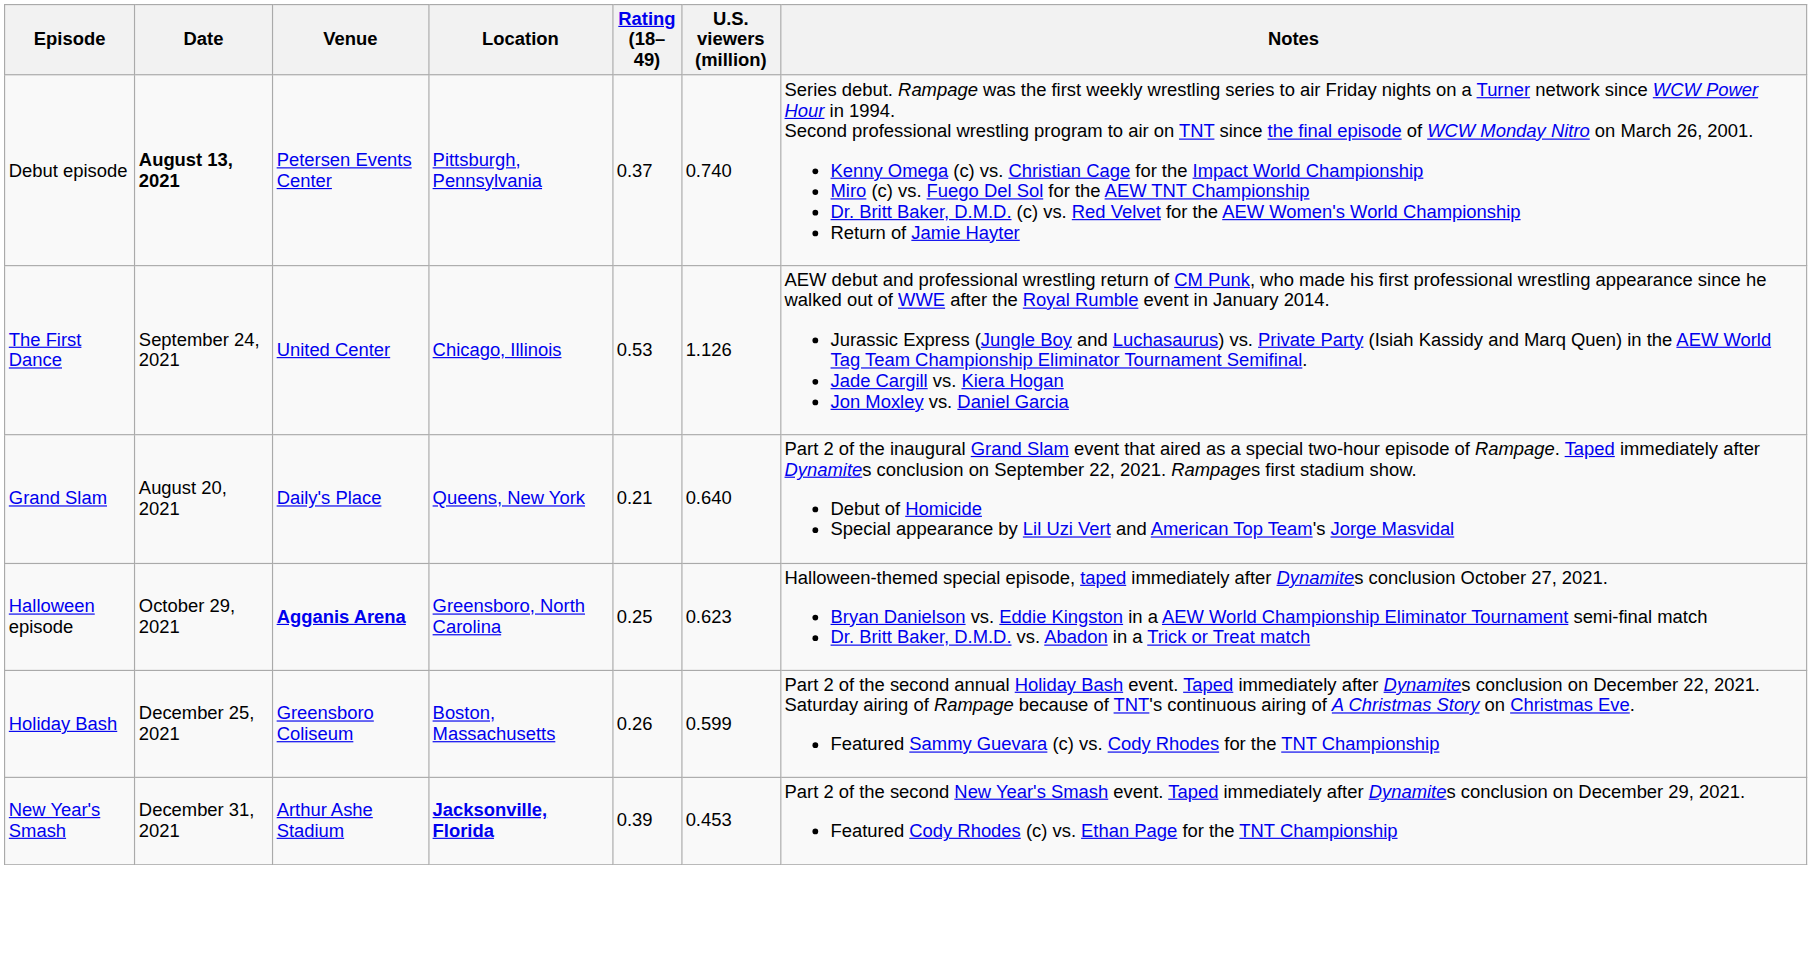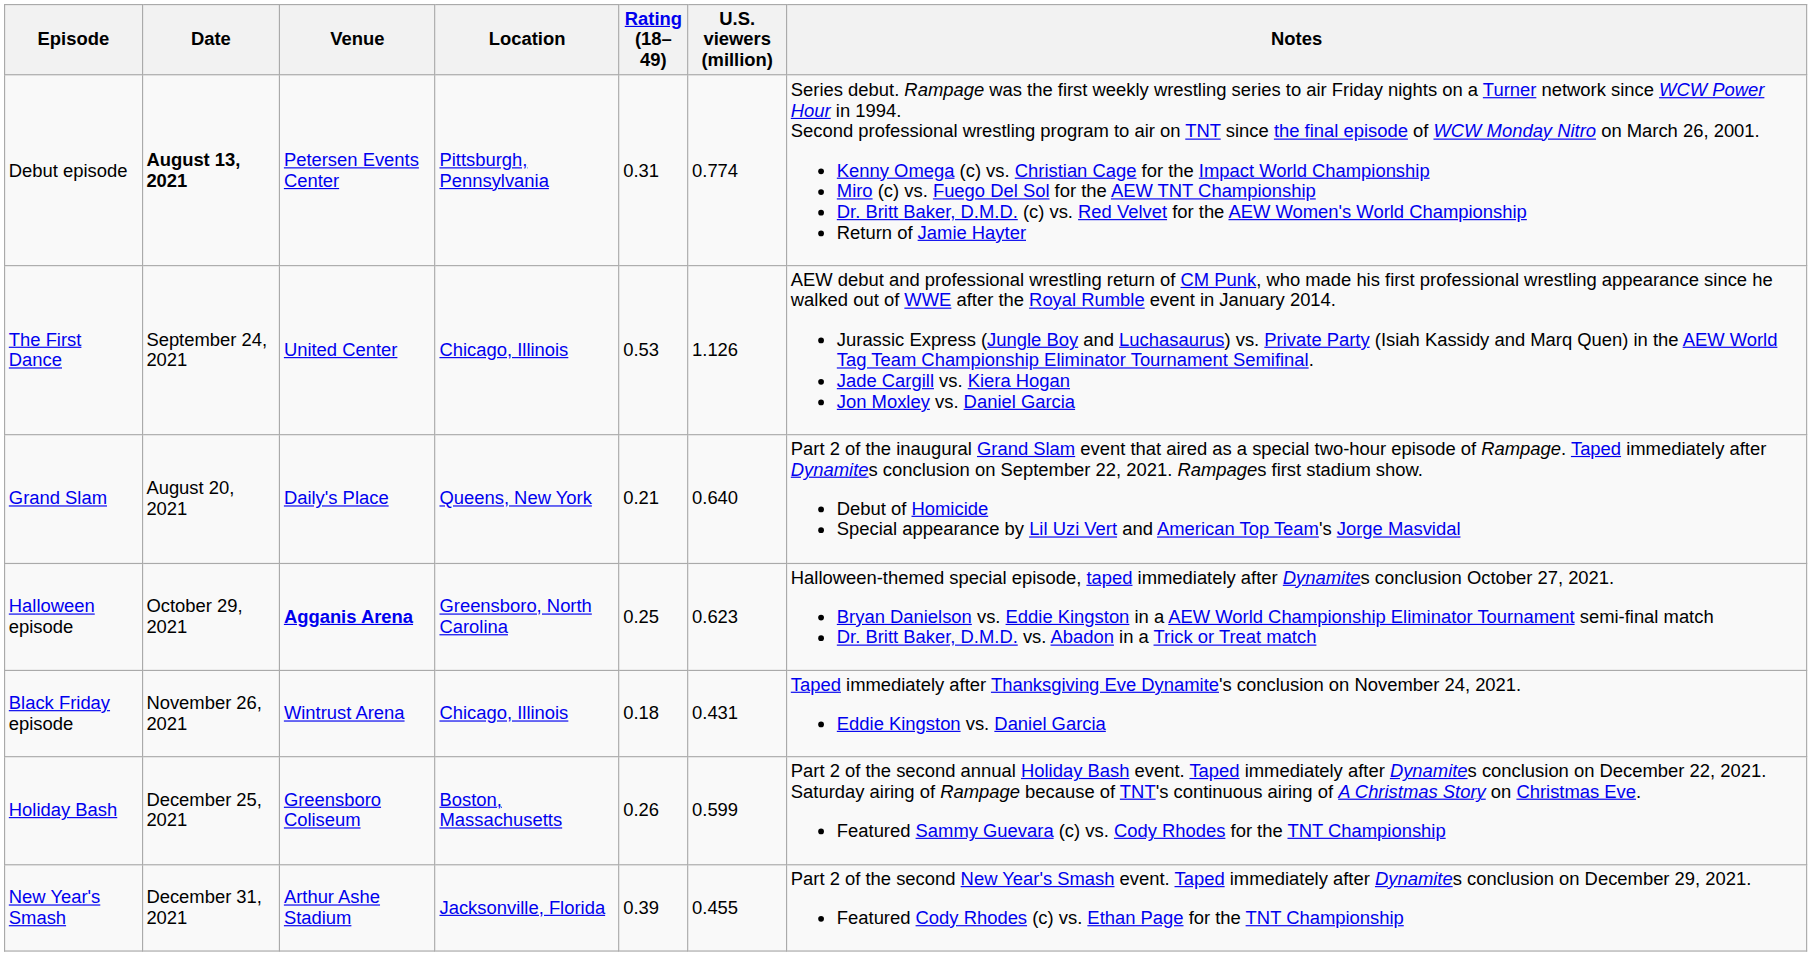(635, 170) 0.37 -> (641, 170) 0.31
(709, 170) 0.740 -> (715, 170) 0.774
+ row: (59, 713)
(490, 820) bold -> (522, 907) normal
(709, 820) 0.453 -> (715, 907) 0.455
